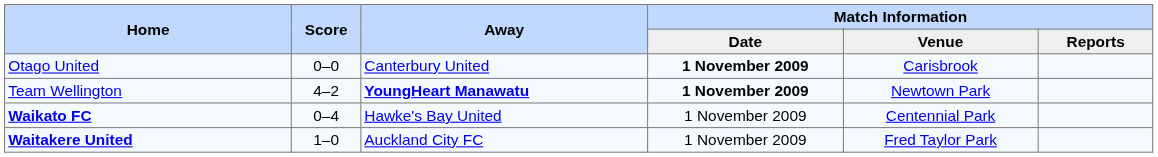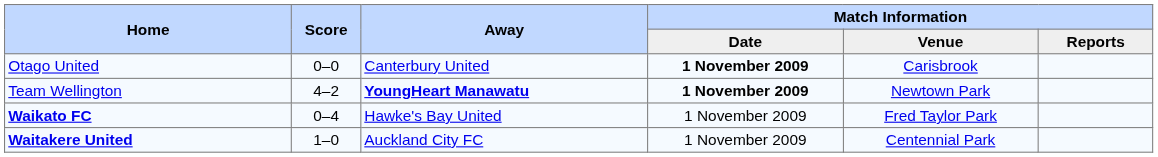(941, 115) Centennial Park -> (941, 115) Fred Taylor Park
(941, 140) Fred Taylor Park -> (941, 140) Centennial Park
